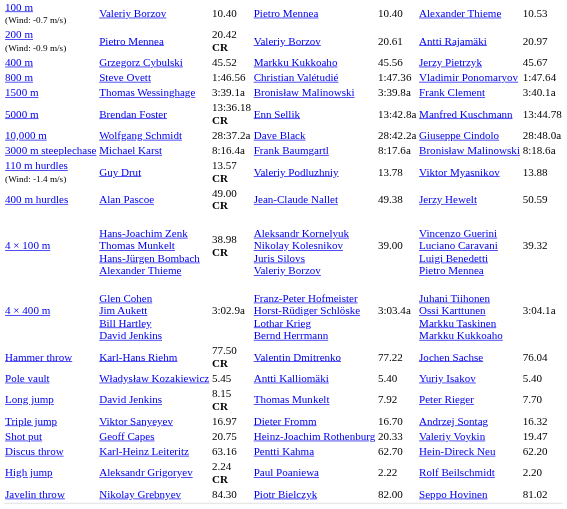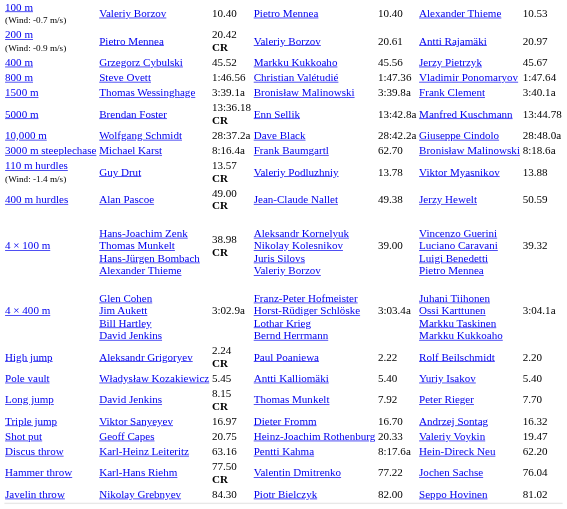(394, 150) 8:17.6a -> (390, 150) 62.70
rows swapped: (29, 473) <-> (39, 357)
(390, 451) 62.70 -> (394, 451) 8:17.6a
